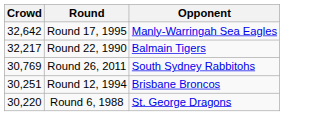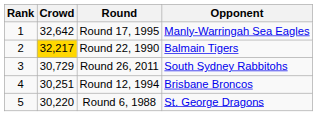+ column: (21, 13)
(24, 48) no background -> (57, 48) gold background
(24, 66) 30,769 -> (57, 66) 30,729
